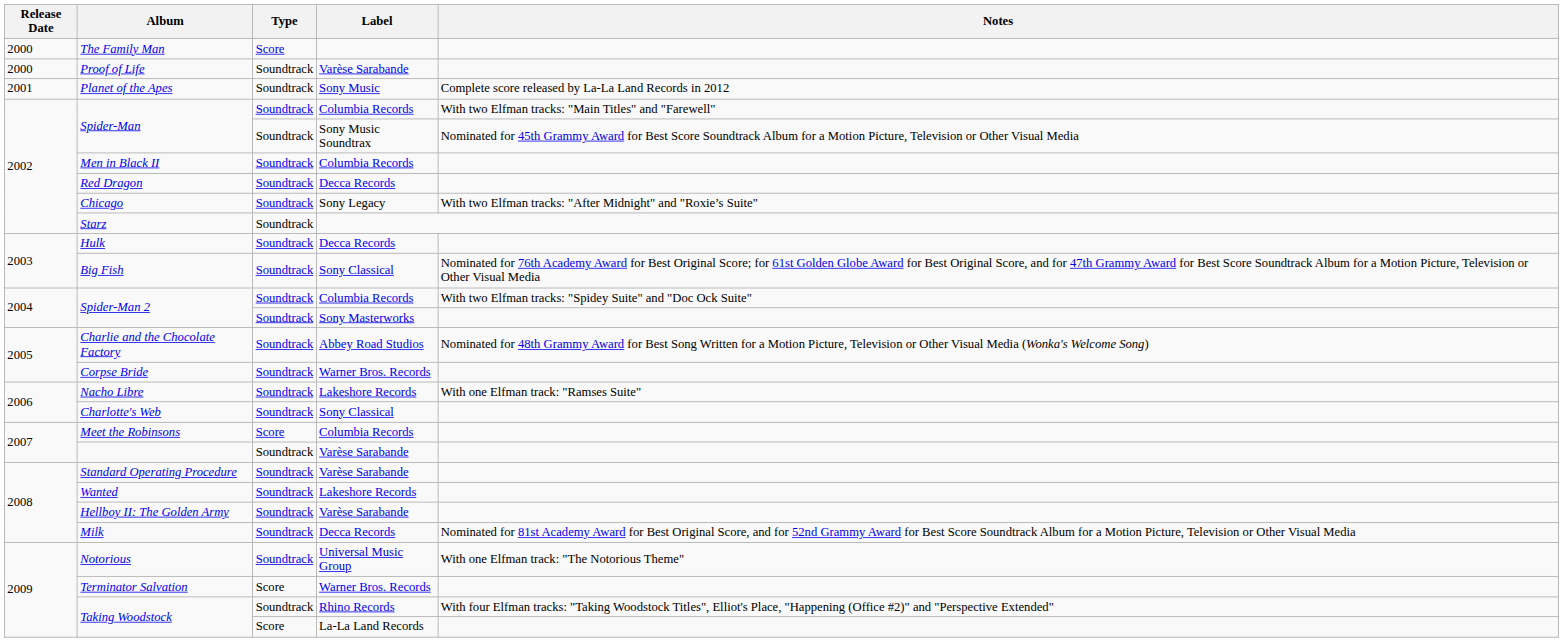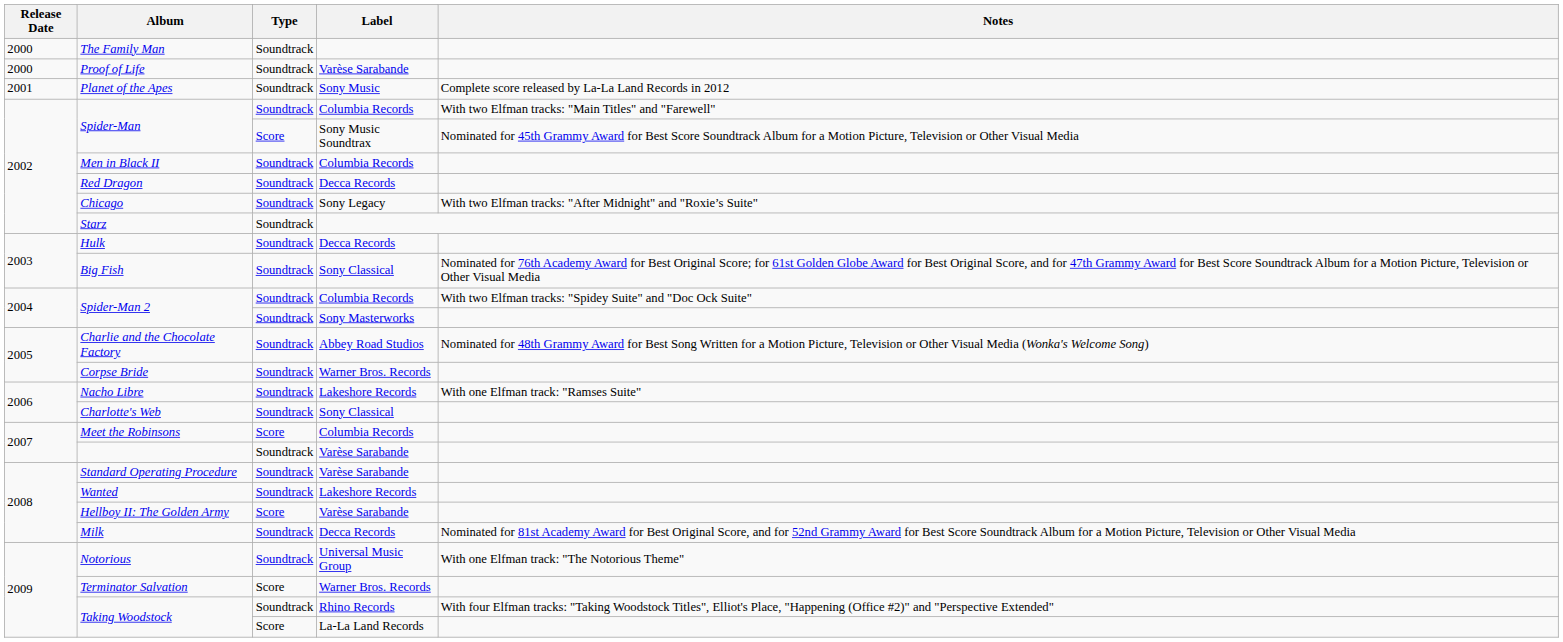(270, 48) Score -> (284, 48) Soundtrack
(284, 136) Soundtrack -> (270, 136) Score
(284, 512) Soundtrack -> (270, 512) Score
